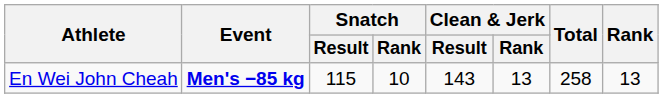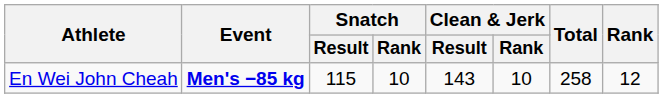(521, 78) 13 -> (521, 78) 10
(630, 78) 13 -> (630, 78) 12
